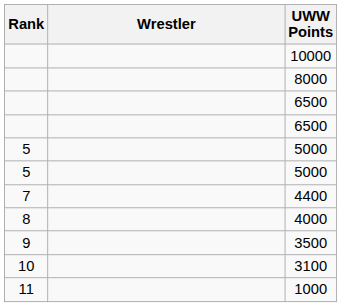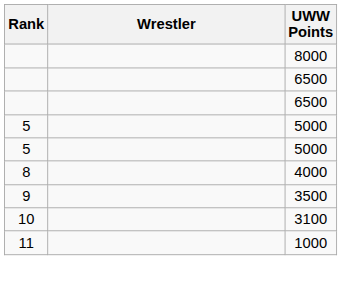- row: (26, 56)
- row: (26, 196)
